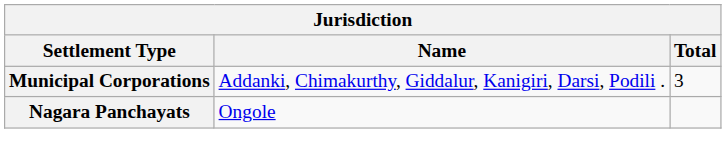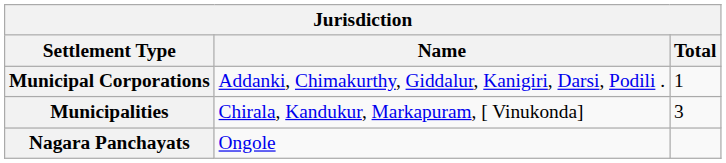(679, 81) 3 -> (679, 81) 1
+ row: (109, 111)
